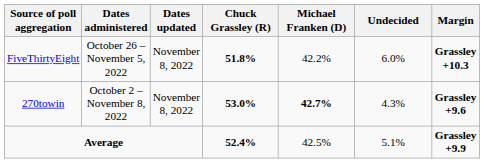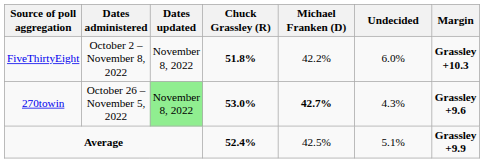(116, 59) October 26 – November 5, 2022 -> (116, 59) October 2 – November 8, 2022
(116, 104) October 2 – November 8, 2022 -> (116, 104) October 26 – November 5, 2022
(176, 104) no background -> (176, 104) lightgreen background
